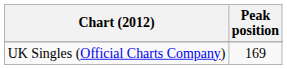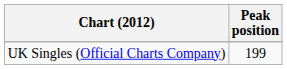(255, 53) 169 -> (255, 53) 199
